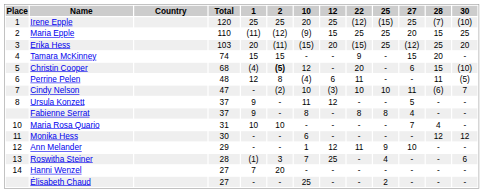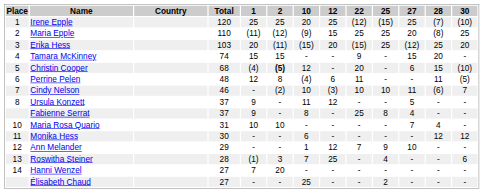(438, 34) 15 -> (438, 34) (8)
(224, 91) 47 -> (224, 91) 46
(359, 114) 8 -> (359, 114) 25
(359, 148) 11 -> (359, 148) 7
